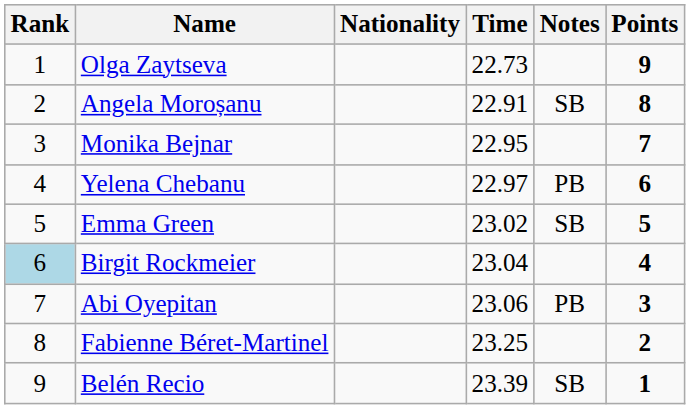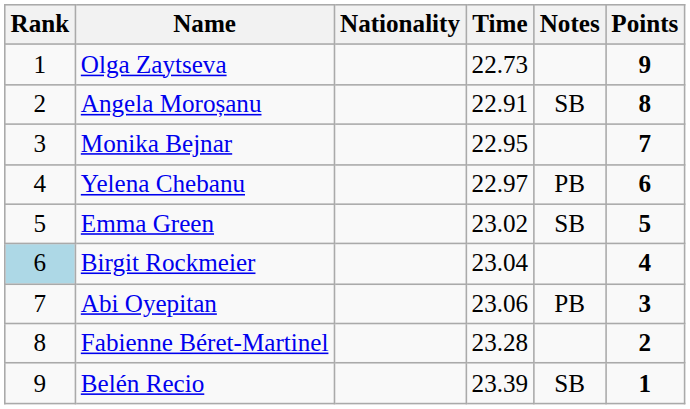(500, 343) 23.25 -> (500, 343) 23.28
